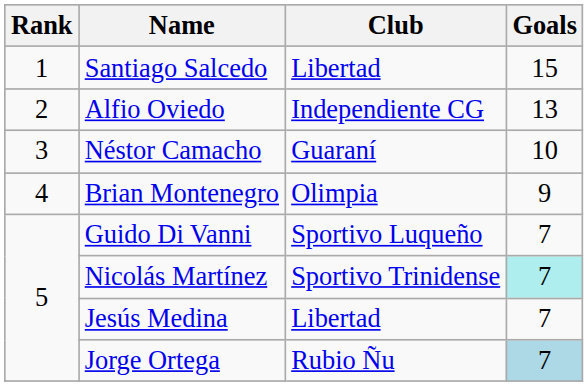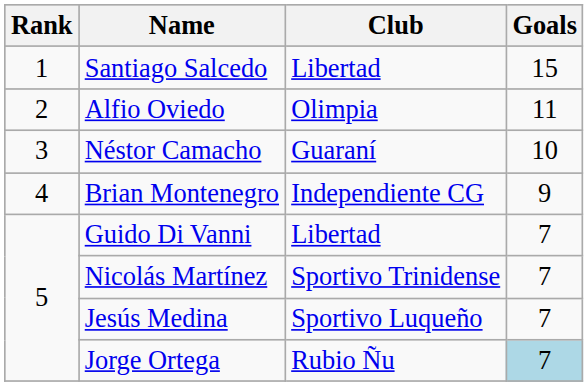(388, 109) Independiente CG -> (334, 109) Olimpia
(545, 109) 13 -> (545, 109) 11
(334, 192) Olimpia -> (388, 192) Independiente CG
(387, 234) Sportivo Luqueño -> (336, 234) Libertad
(545, 276) paleturquoise background -> (545, 276) no background
(336, 318) Libertad -> (387, 318) Sportivo Luqueño
